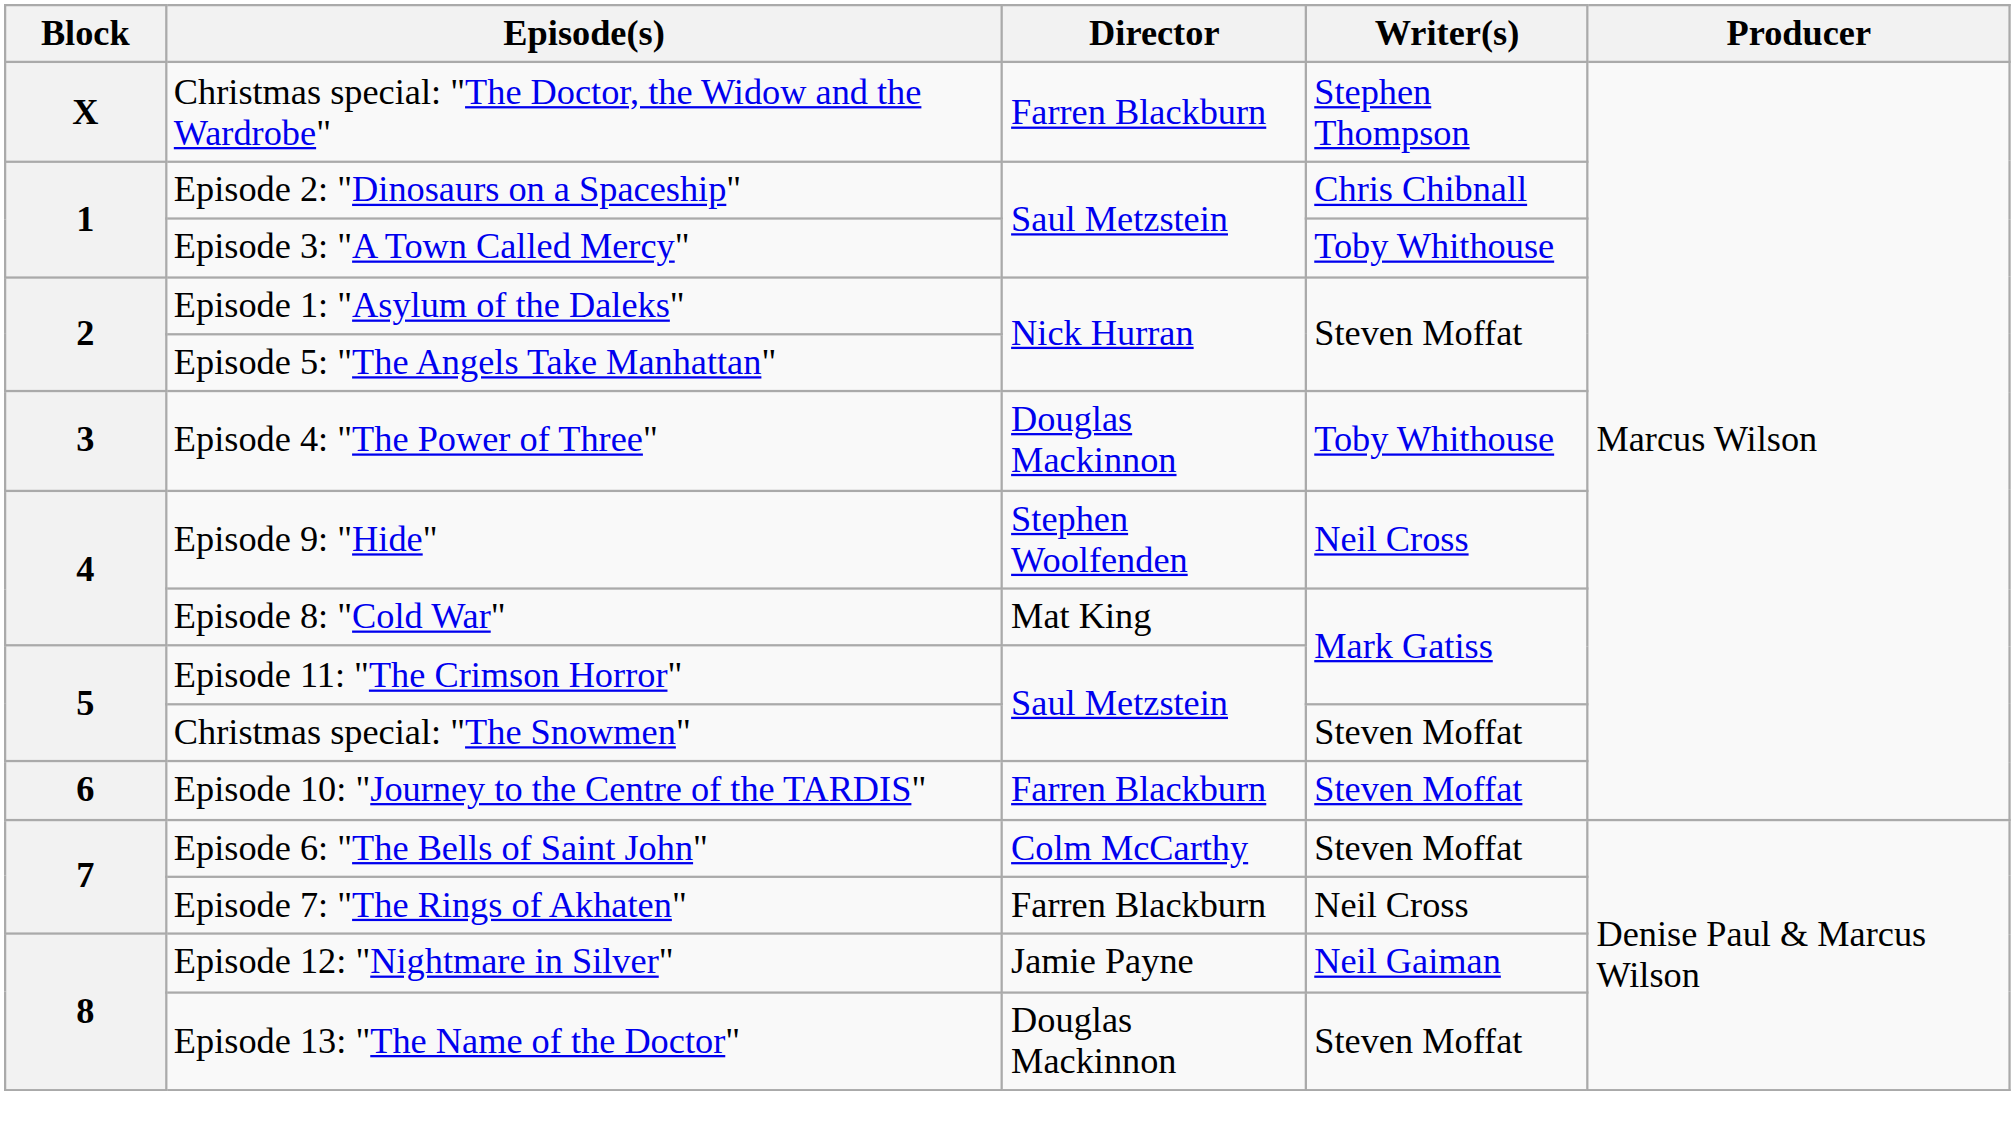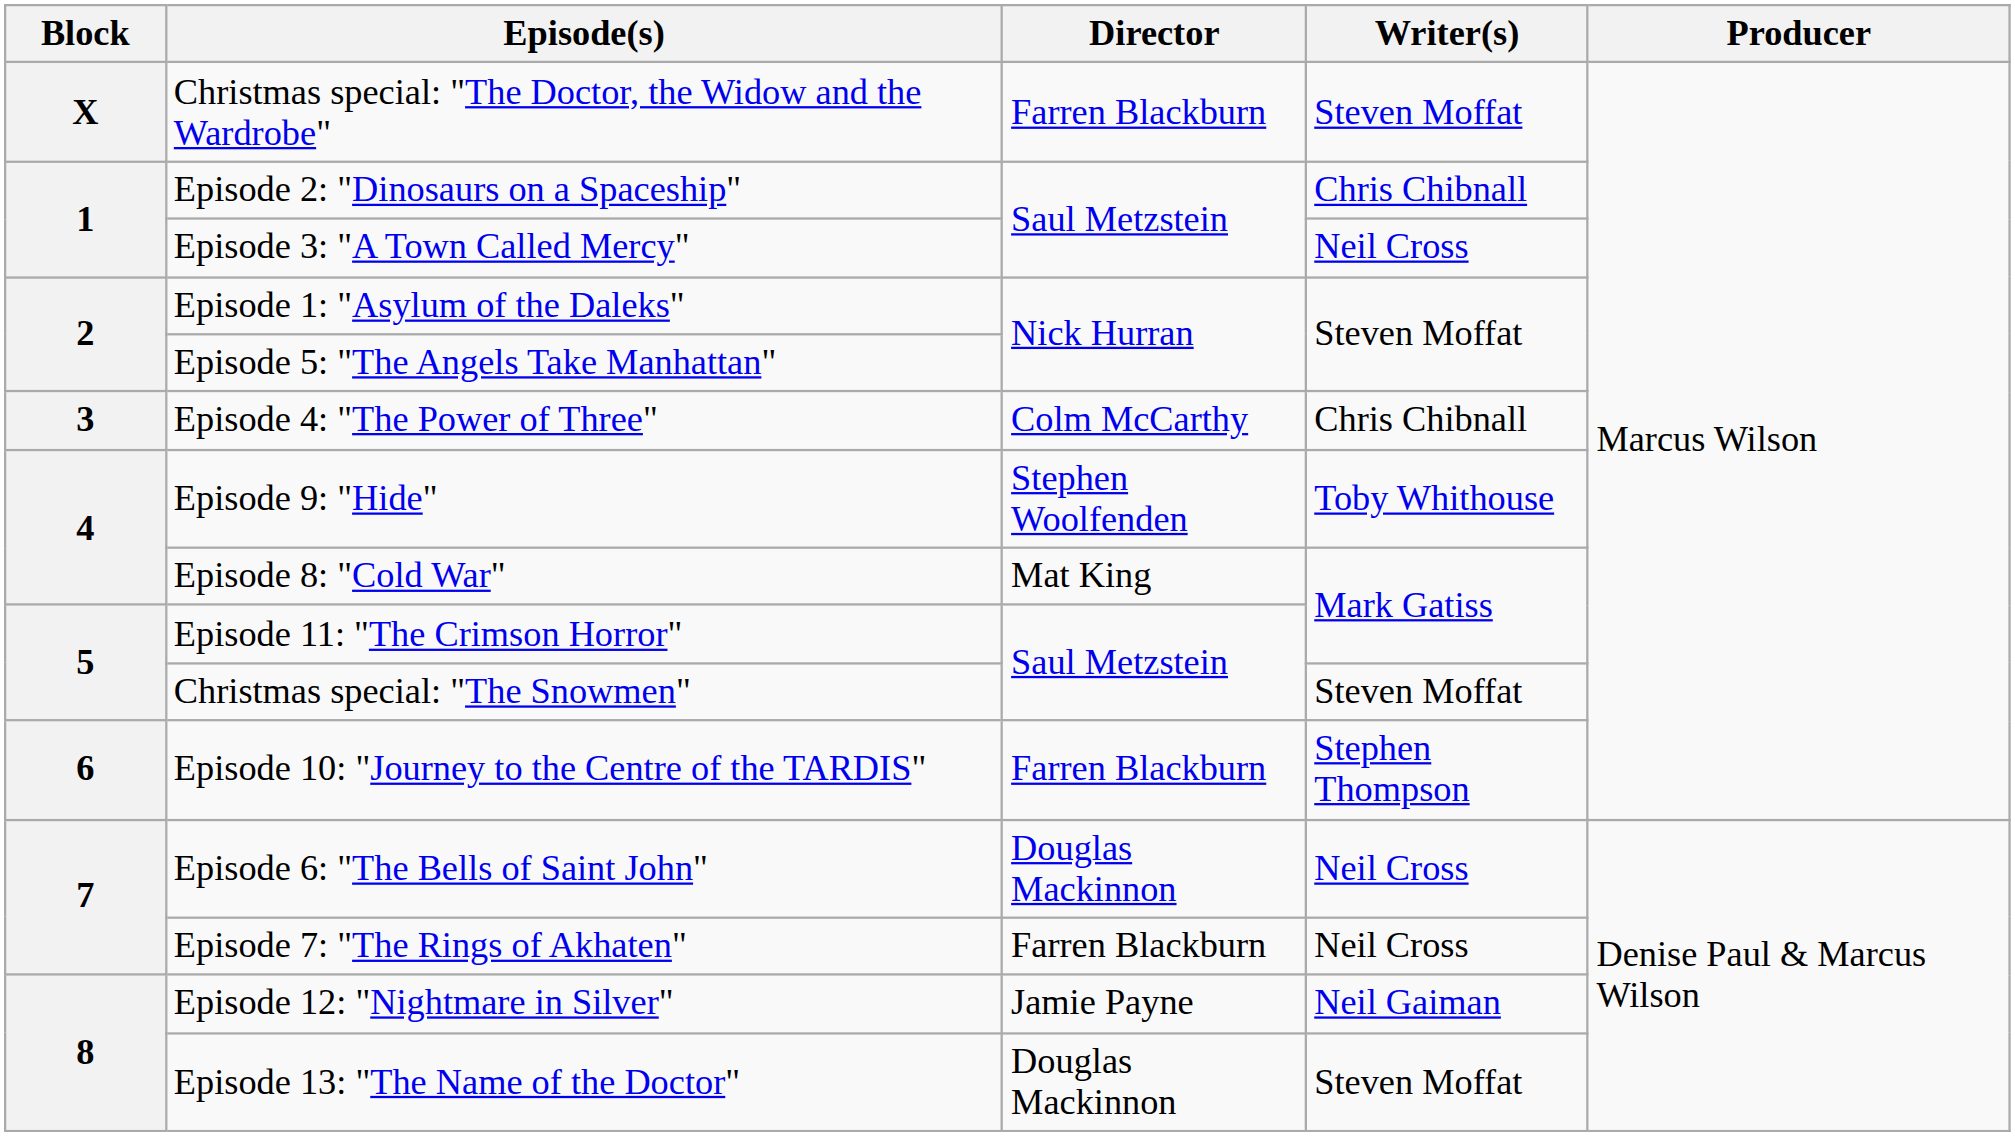(1392, 111) Stephen Thompson -> (1418, 111) Steven Moffat
(1434, 246) Toby Whithouse -> (1391, 246) Neil Cross
(1094, 440) Douglas Mackinnon -> (1130, 419) Colm McCarthy
(1434, 440) Toby Whithouse -> (1421, 419) Chris Chibnall
(1391, 538) Neil Cross -> (1434, 497) Toby Whithouse
(1418, 789) Steven Moffat -> (1392, 769) Stephen Thompson
(1130, 847) Colm McCarthy -> (1094, 867) Douglas Mackinnon
(1418, 847) Steven Moffat -> (1391, 867) Neil Cross
